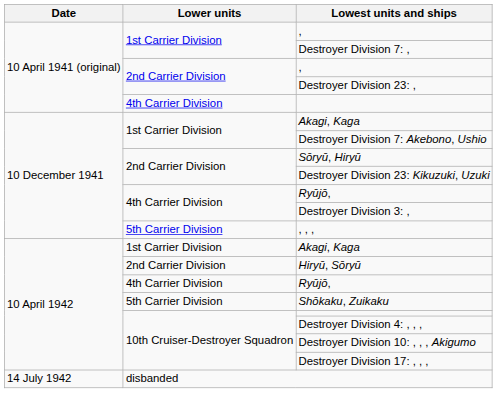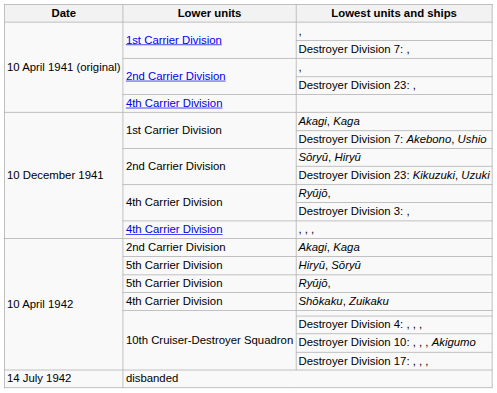(174, 229) 5th Carrier Division -> (174, 229) 4th Carrier Division
(174, 247) 1st Carrier Division -> (176, 247) 2nd Carrier Division
(176, 265) 2nd Carrier Division -> (174, 265) 5th Carrier Division
(174, 283) 4th Carrier Division -> (174, 283) 5th Carrier Division
(174, 301) 5th Carrier Division -> (174, 301) 4th Carrier Division
